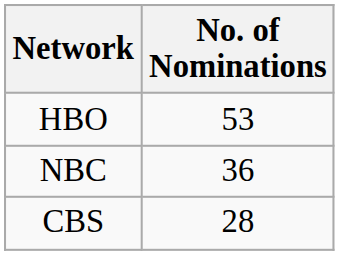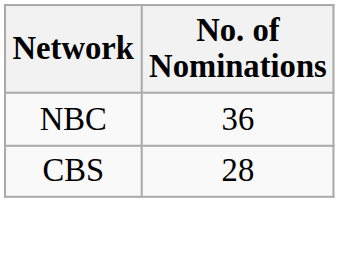- row: (73, 118)
